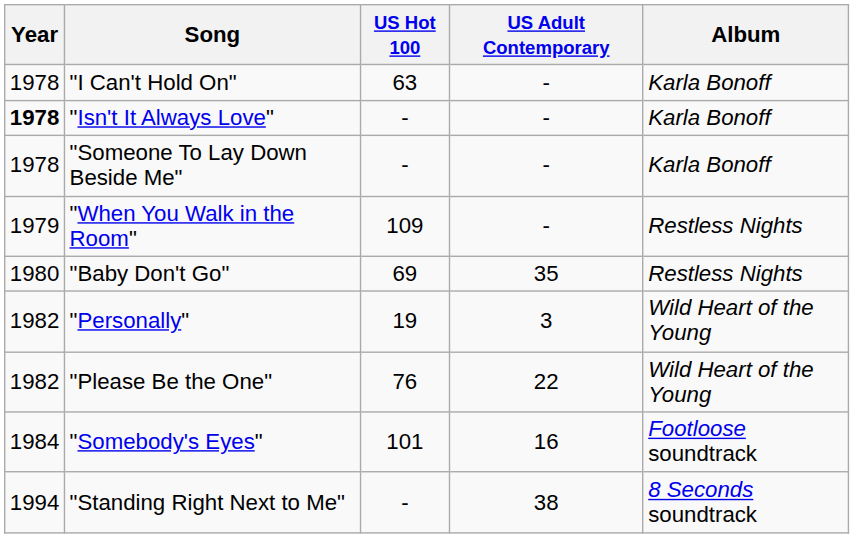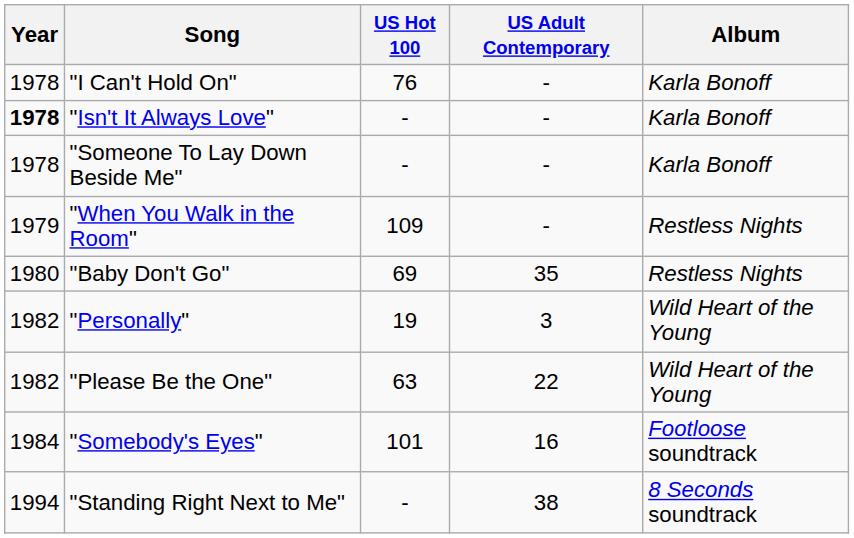(405, 82) 63 -> (405, 82) 76
(405, 381) 76 -> (405, 381) 63
